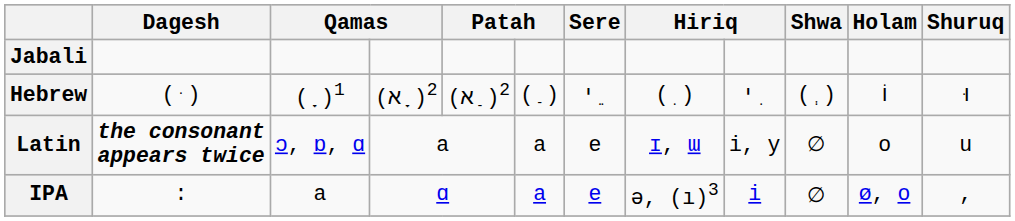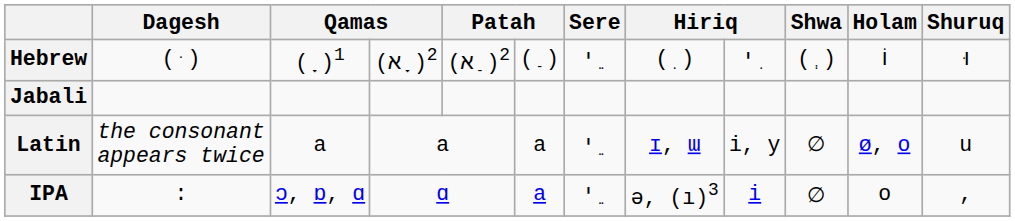rows swapped: (49, 57) <-> (49, 95)
(181, 145) bold -> (181, 145) normal
(320, 145) ɔ, ɒ, ɑ -> (320, 145) a
(595, 145) e -> (595, 145) י ֵ
(885, 145) o -> (885, 145) ø, o
(320, 195) a -> (320, 195) ɔ, ɒ, ɑ
(595, 195) e -> (595, 195) י ֵ
(885, 195) ø, o -> (885, 195) o
